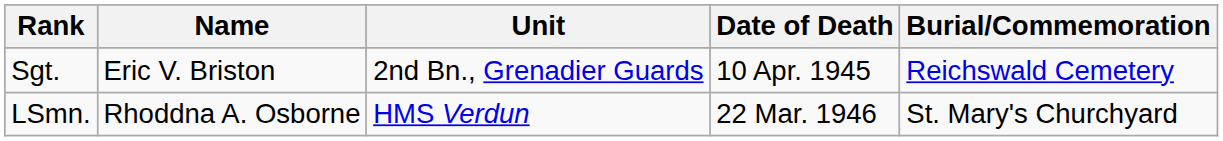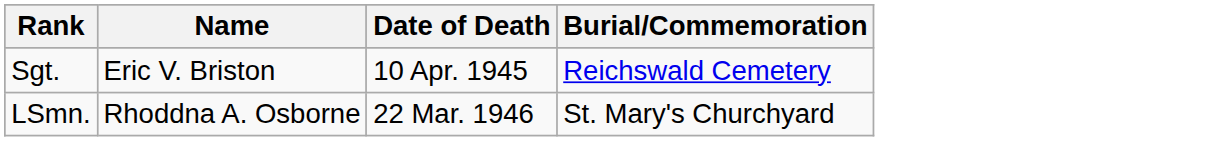- column: (538, 26)
